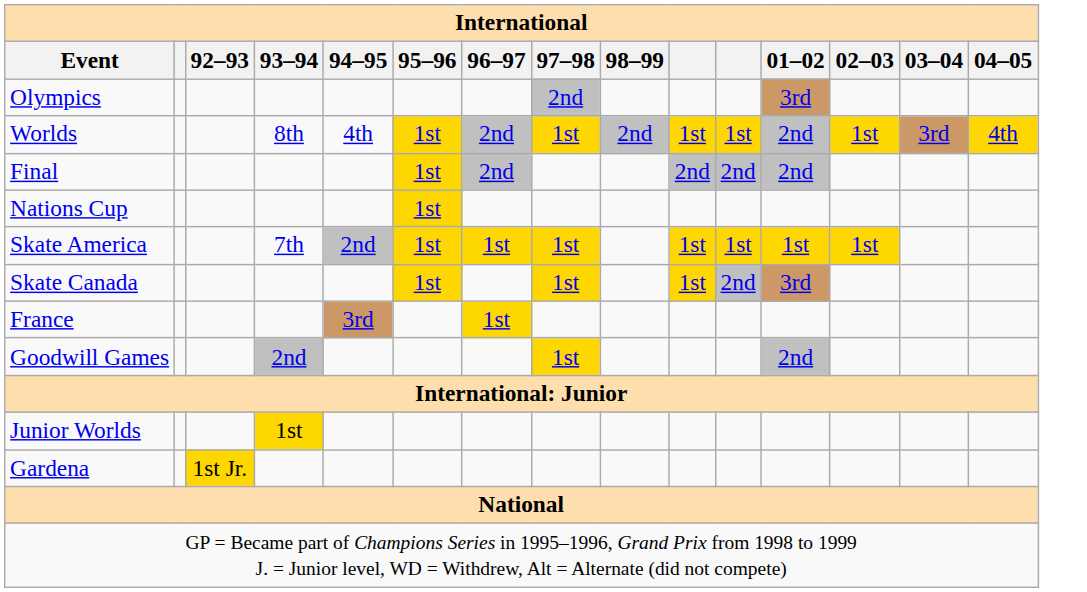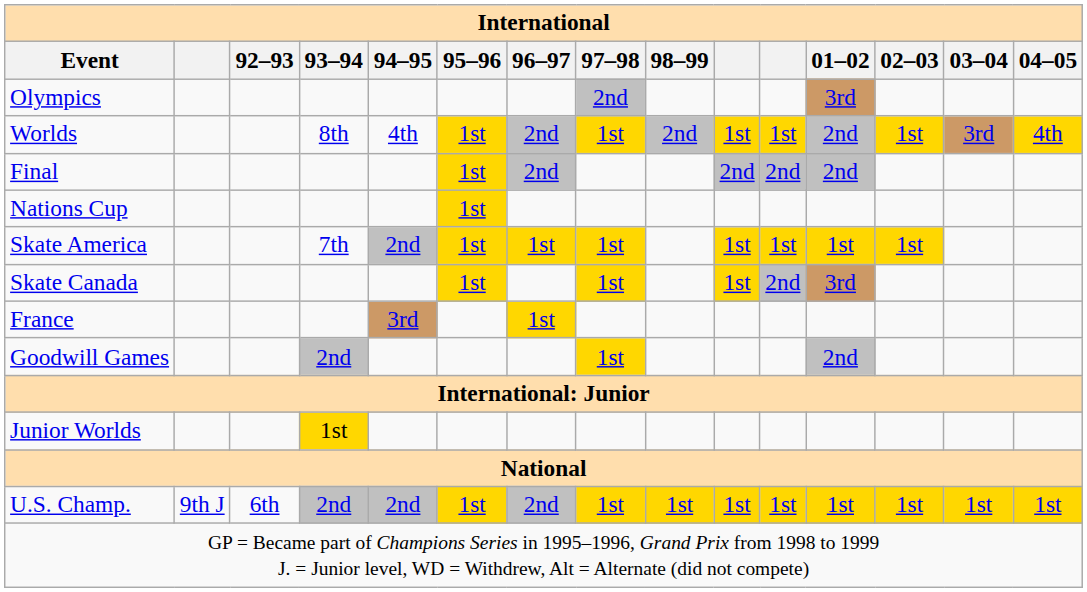- row: (50, 467)
+ row: (70, 504)
